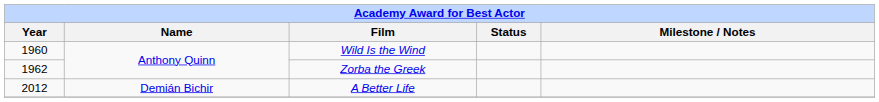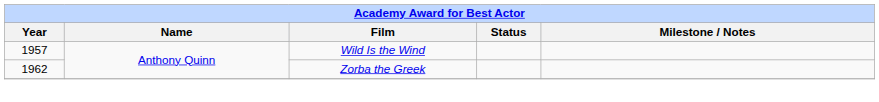(34, 50) 1960 -> (34, 50) 1957
- row: (383, 87)
